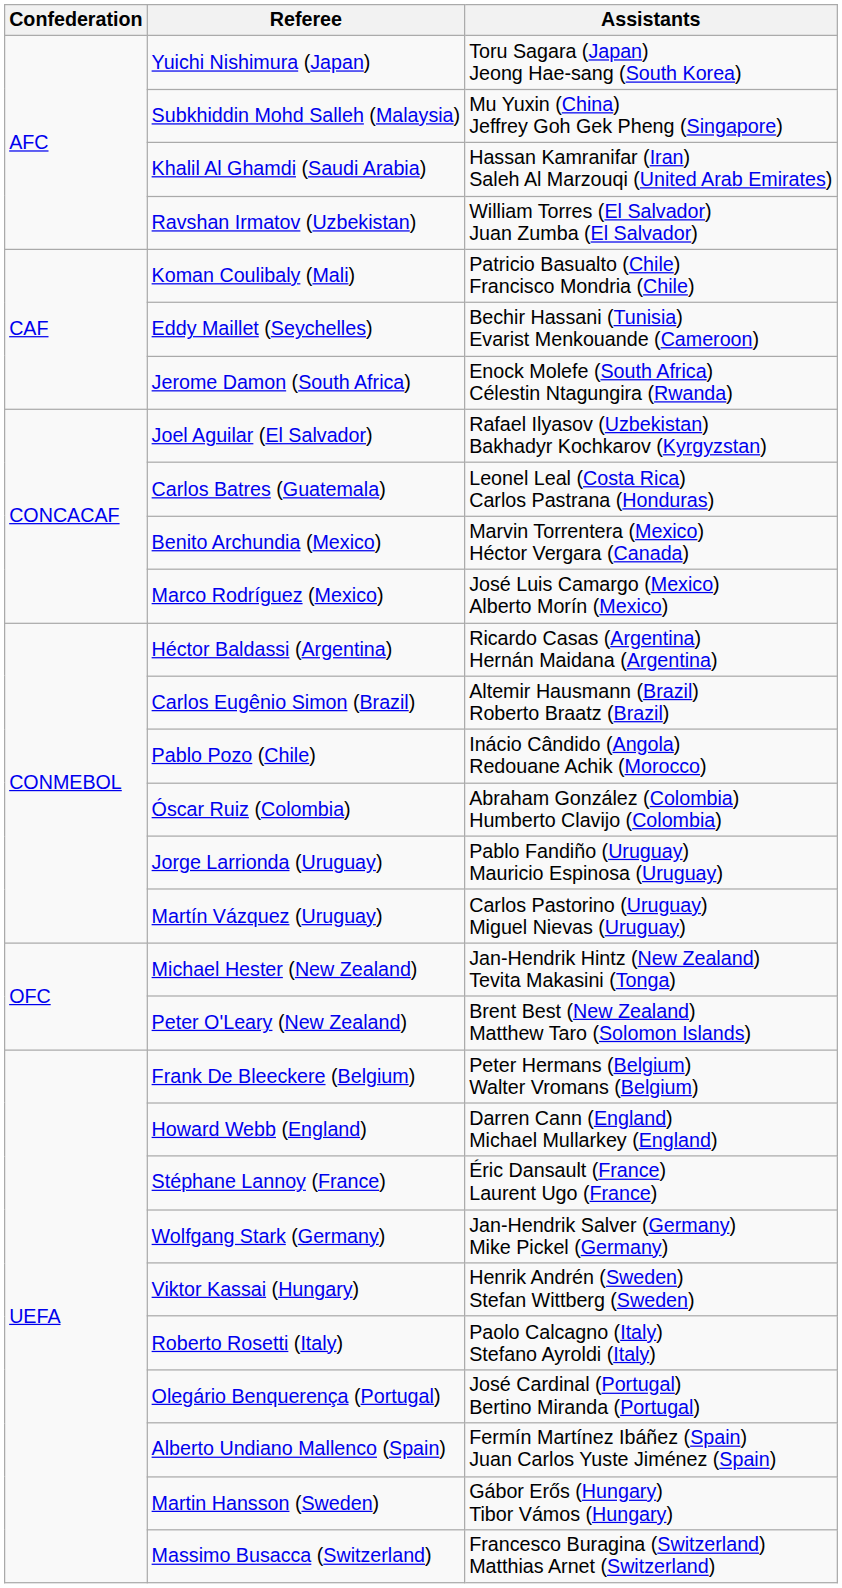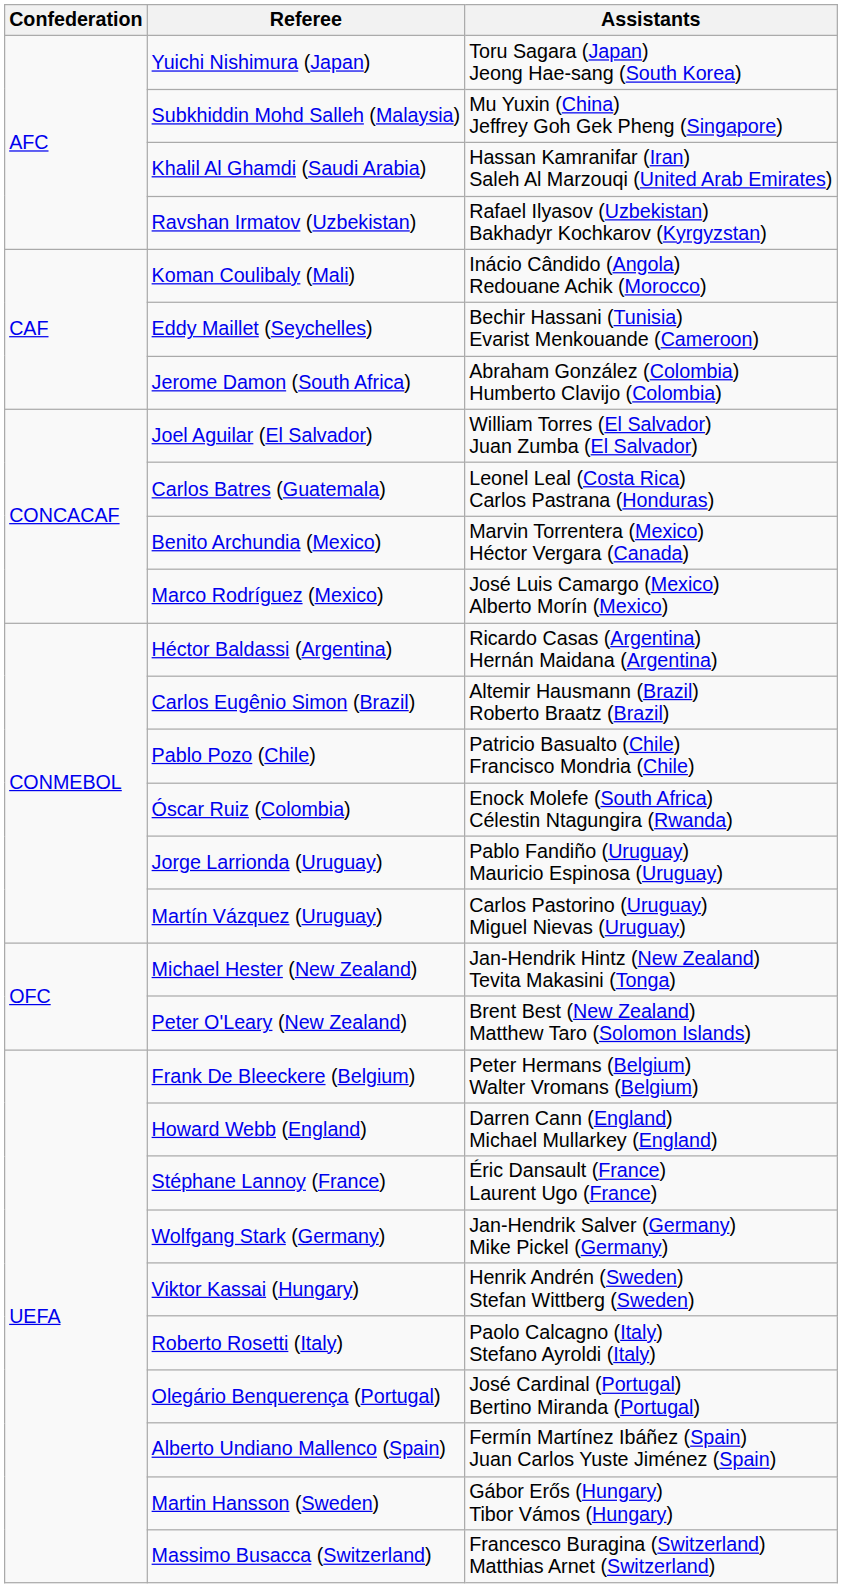(590, 222) William Torres (El Salvador) Juan Zumba (El Salvador) -> (618, 222) Rafael Ilyasov (Uzbekistan) Bakhadyr Kochkarov (Kyrgyzstan)
(582, 275) Patricio Basualto (Chile) Francisco Mondria (Chile) -> (588, 275) Inácio Cândido (Angola) Redouane Achik (Morocco)
(601, 382) Enock Molefe (South Africa) Célestin Ntagungira (Rwanda) -> (604, 382) Abraham González (Colombia) Humberto Clavijo (Colombia)
(618, 435) Rafael Ilyasov (Uzbekistan) Bakhadyr Kochkarov (Kyrgyzstan) -> (590, 435) William Torres (El Salvador) Juan Zumba (El Salvador)
(588, 755) Inácio Cândido (Angola) Redouane Achik (Morocco) -> (582, 755) Patricio Basualto (Chile) Francisco Mondria (Chile)
(604, 809) Abraham González (Colombia) Humberto Clavijo (Colombia) -> (601, 809) Enock Molefe (South Africa) Célestin Ntagungira (Rwanda)
